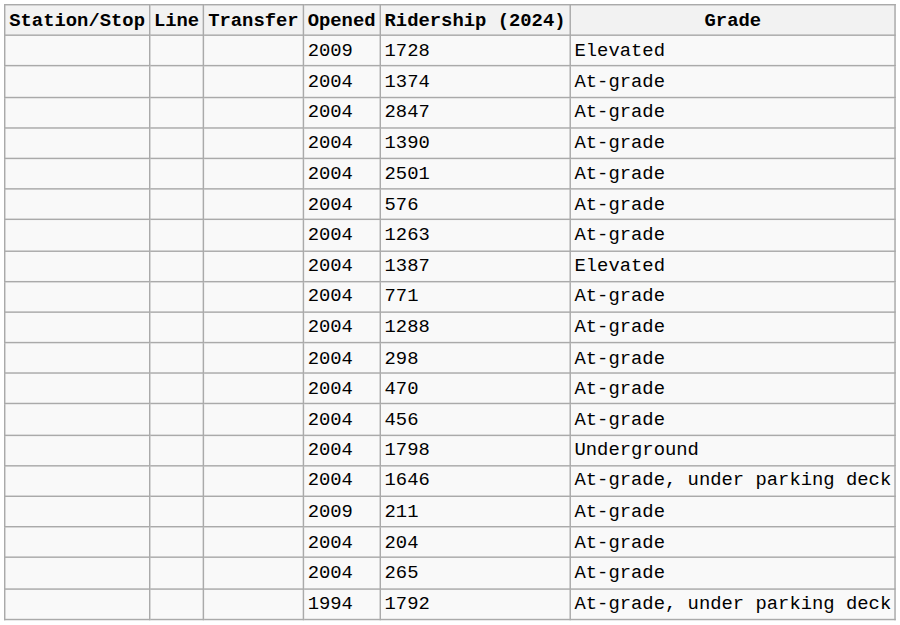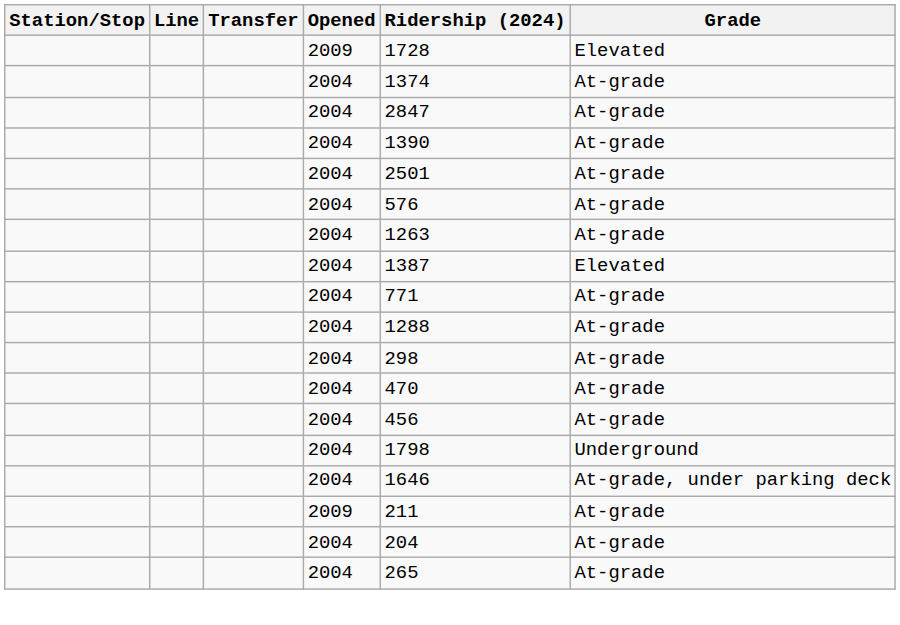- row: (77, 604)
